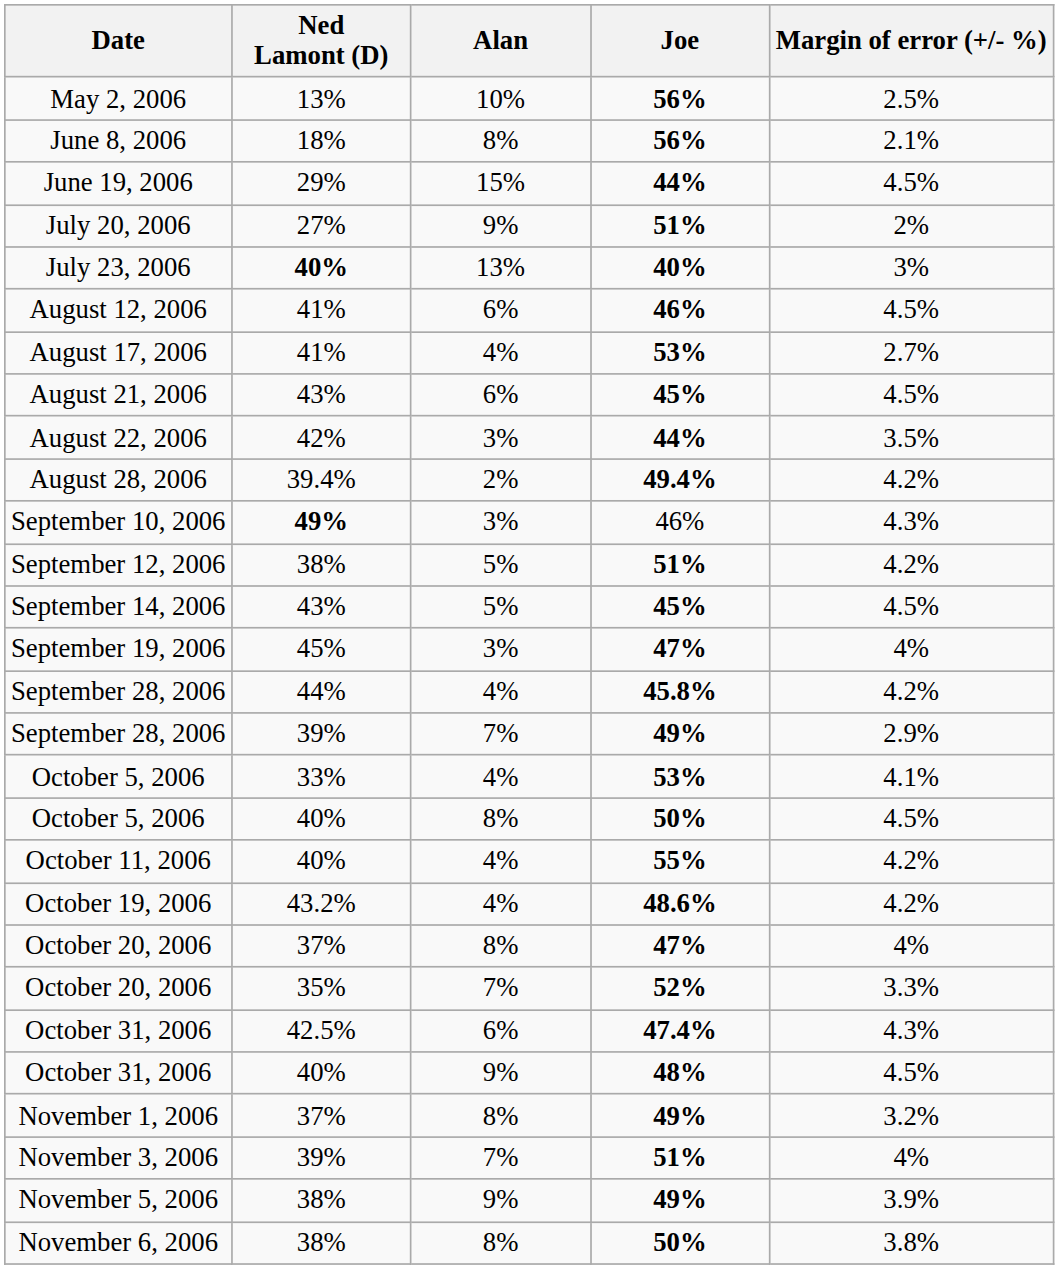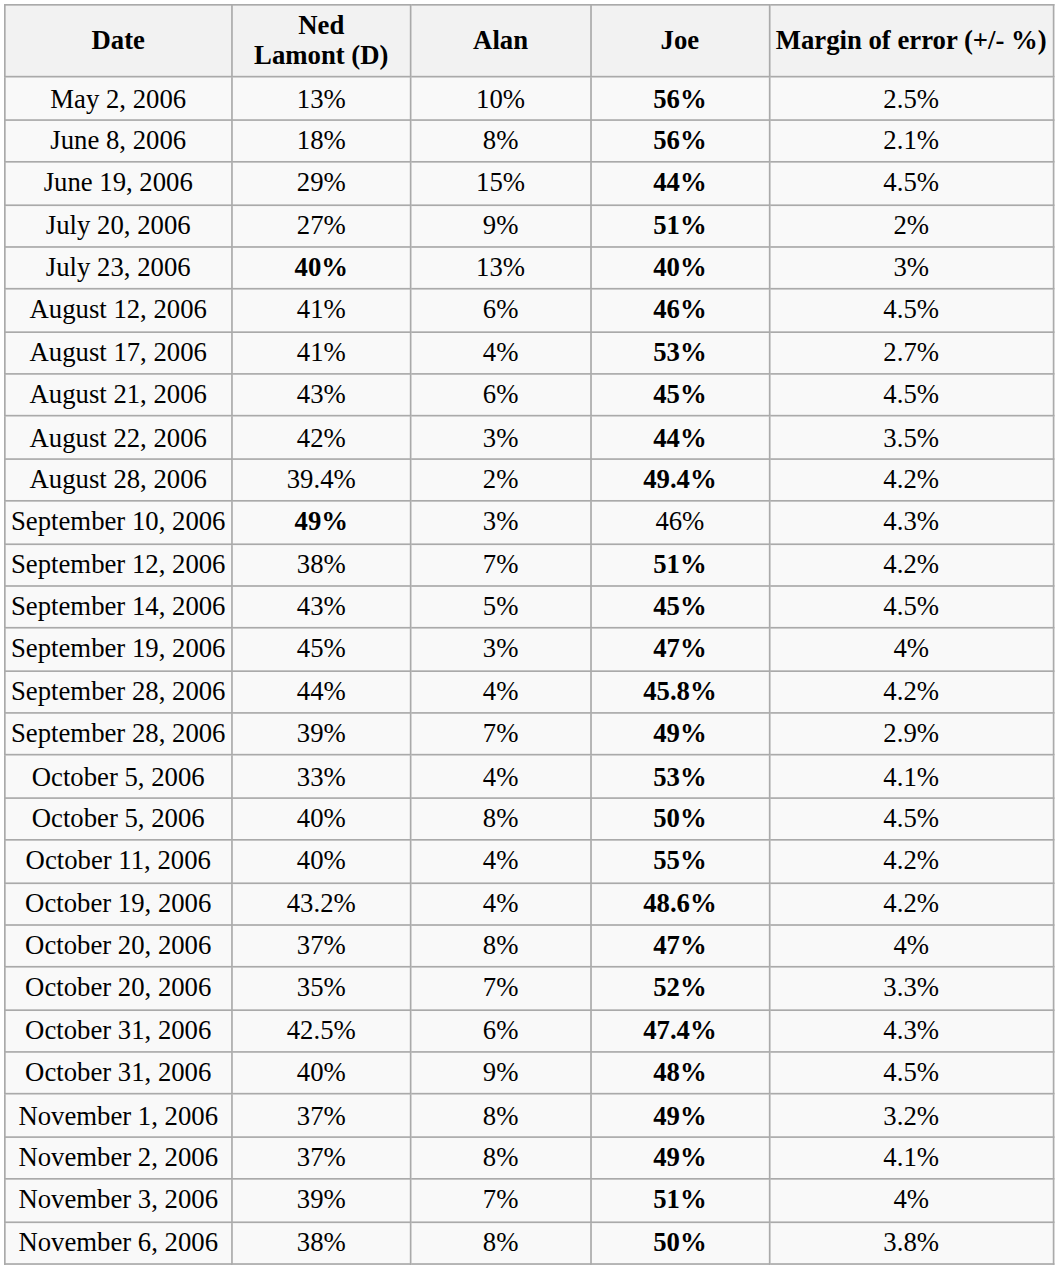(501, 564) 5% -> (501, 564) 7%
+ row: (118, 1157)
- row: (118, 1199)
